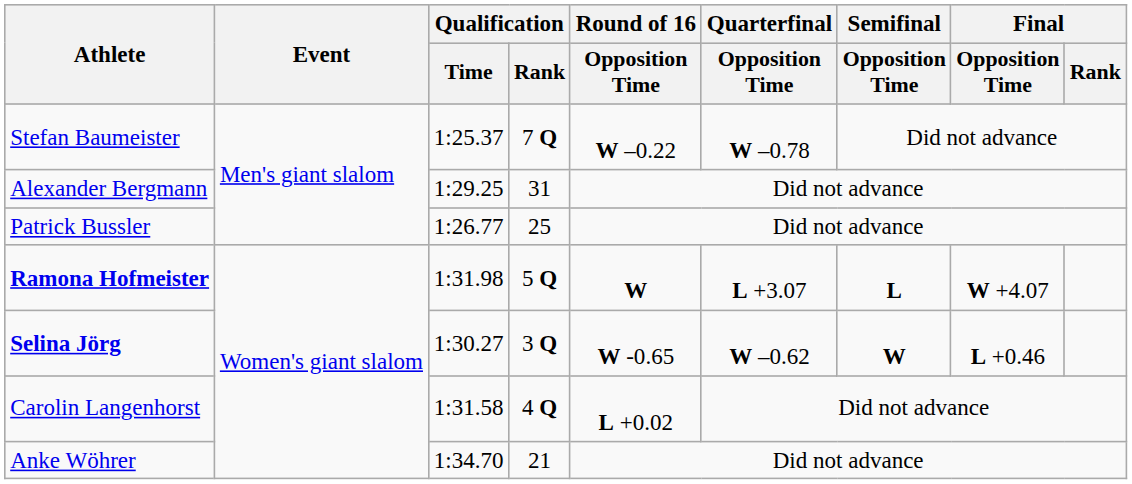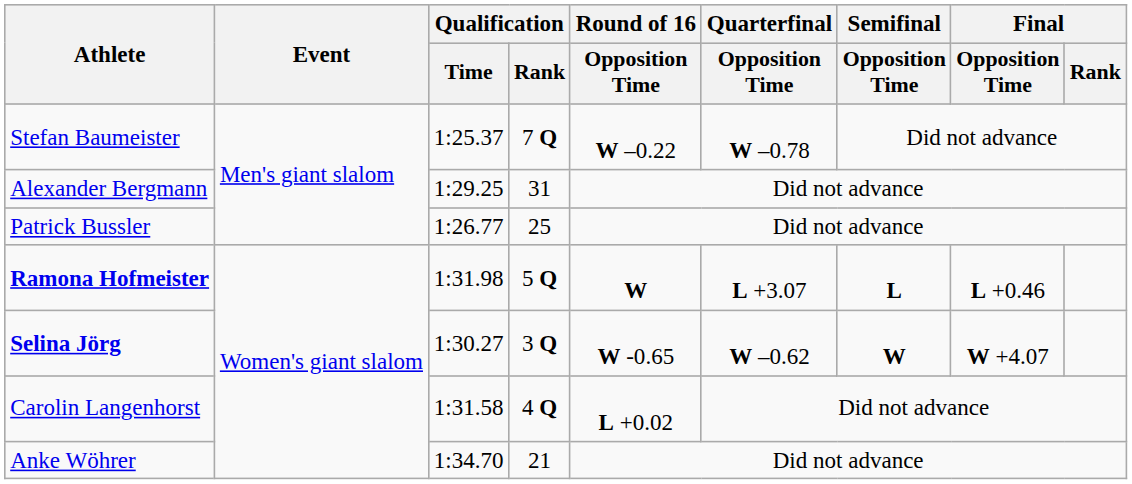(1008, 291) W +4.07 -> (1008, 291) L +0.46
(1008, 357) L +0.46 -> (1008, 357) W +4.07
